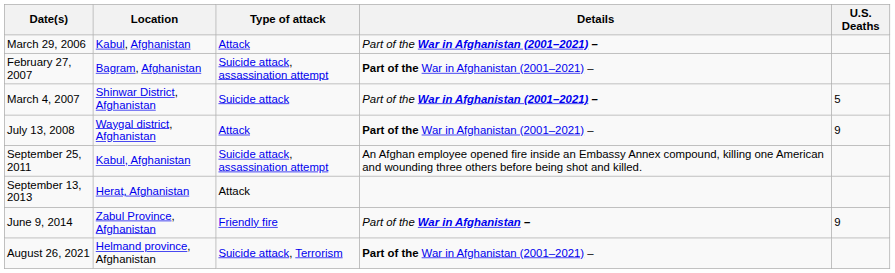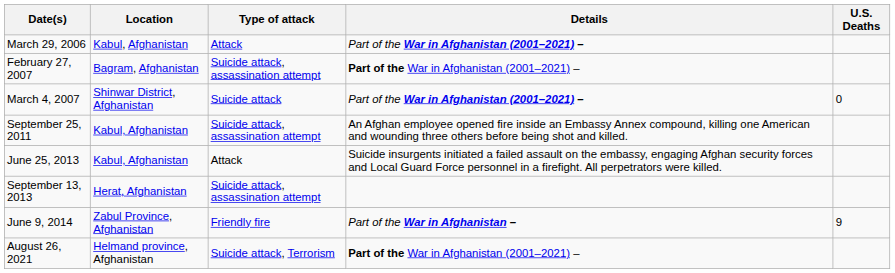(837, 99) 5 -> (839, 99) 0
- row: (41, 130)
+ row: (43, 161)
(234, 191) Attack -> (266, 191) Suicide attack, assassination attempt
